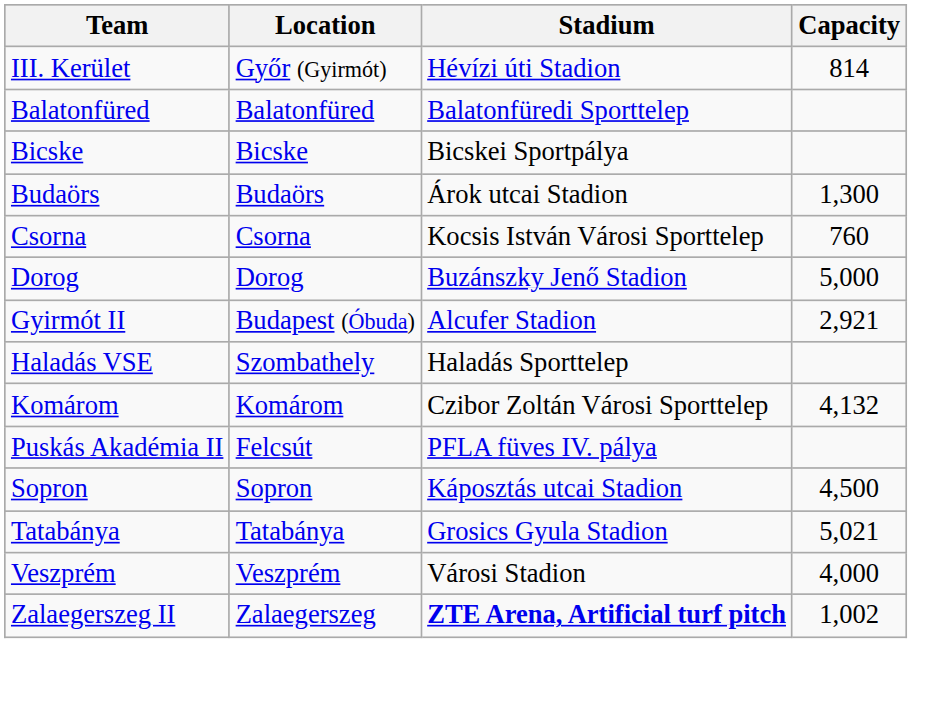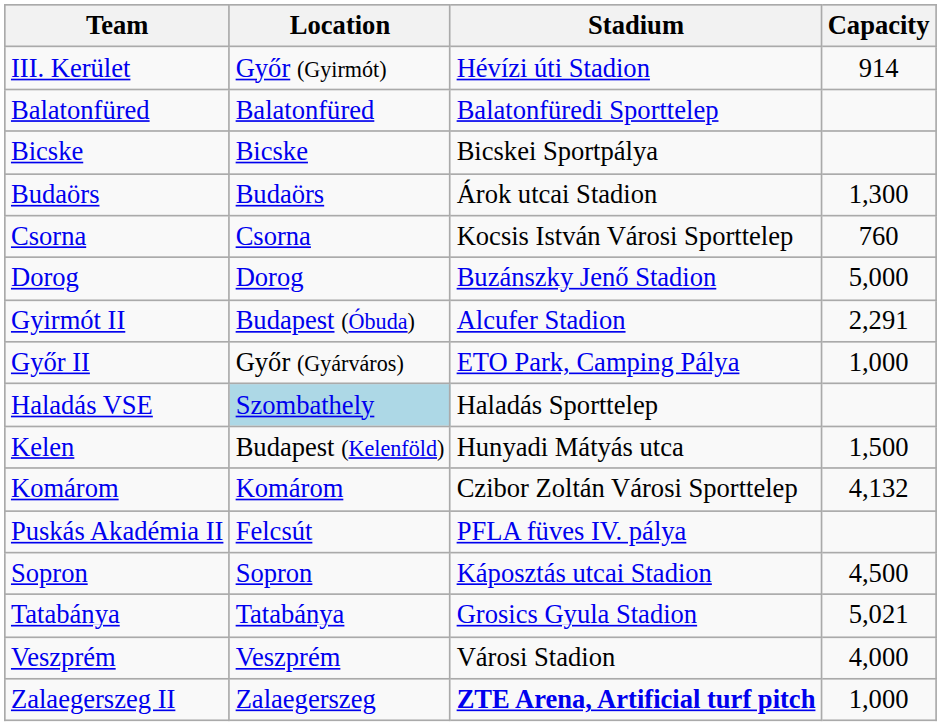(849, 67) 814 -> (879, 67) 914
(849, 320) 2,921 -> (879, 320) 2,291
+ row: (50, 362)
(305, 362) no background -> (305, 404) lightblue background
+ row: (43, 446)
(849, 615) 1,002 -> (879, 699) 1,000
